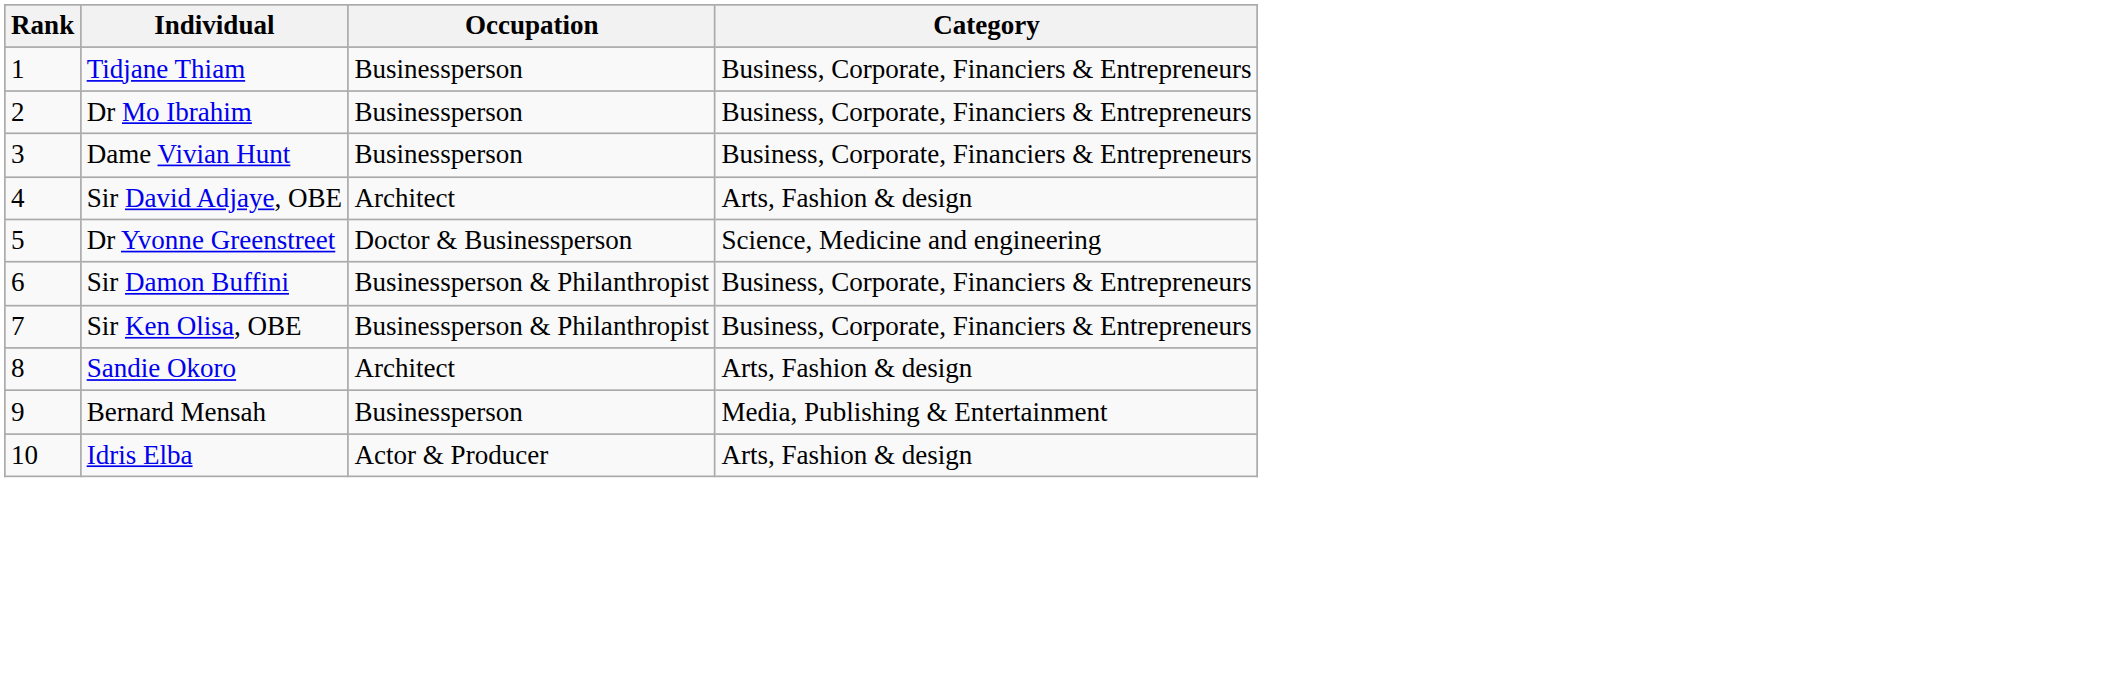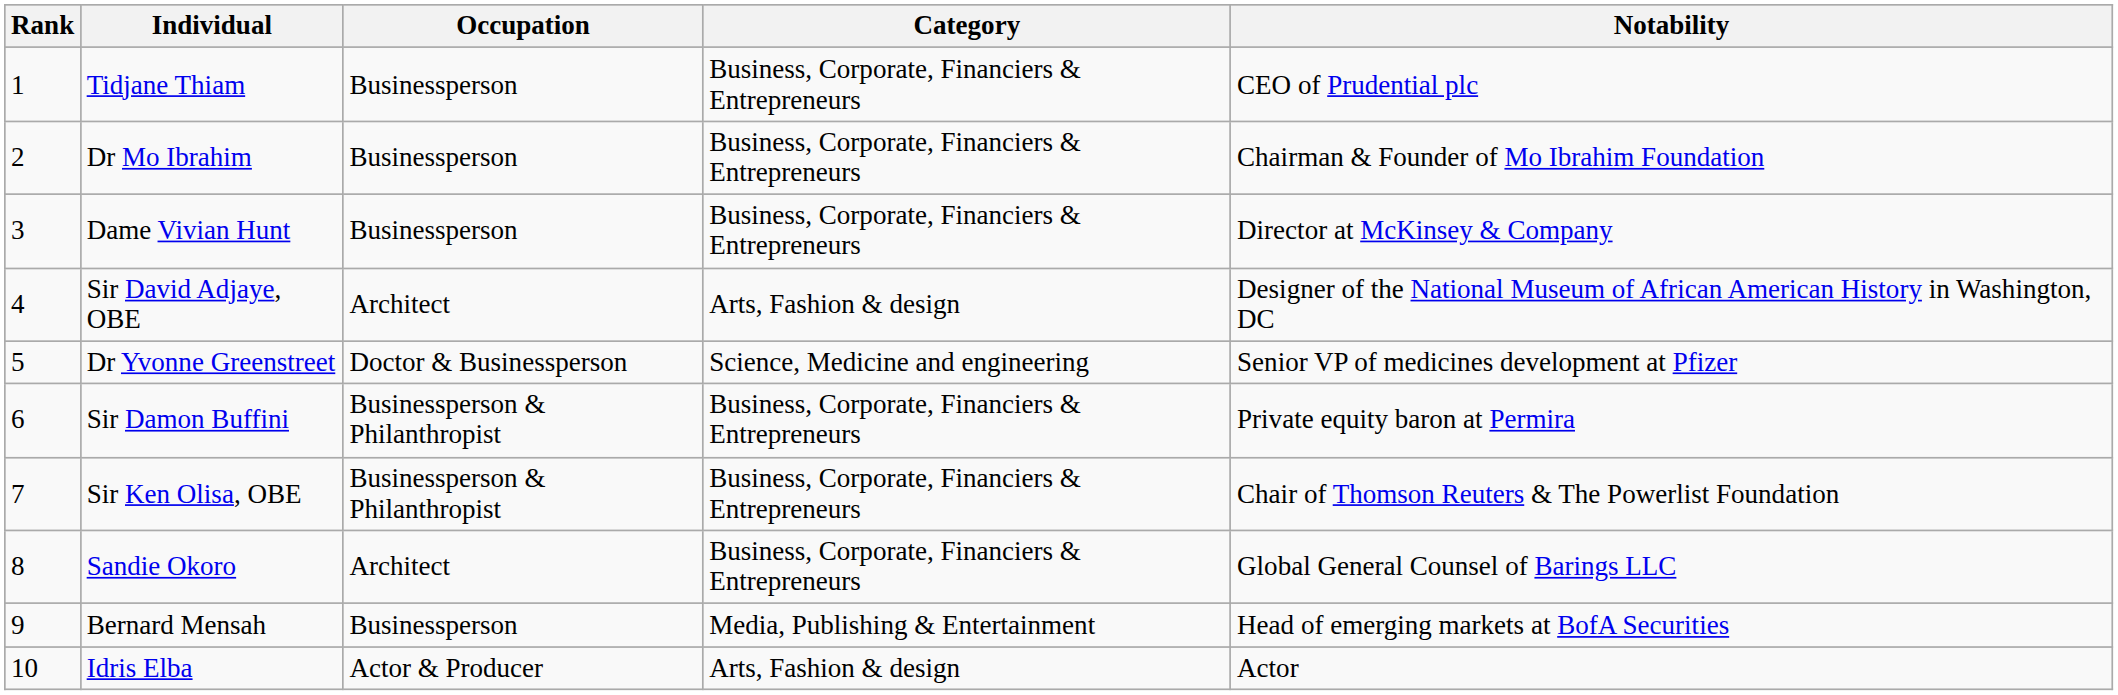+ column: (1672, 25)
(847, 369) Arts, Fashion & design -> (895, 566) Business, Corporate, Financiers & Entrepreneurs
